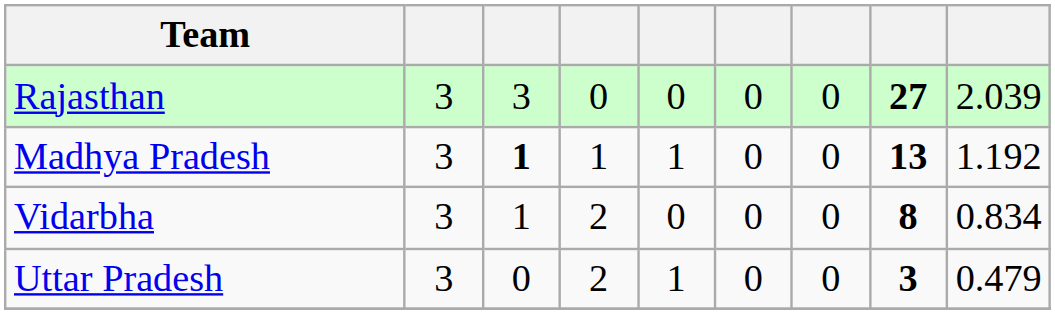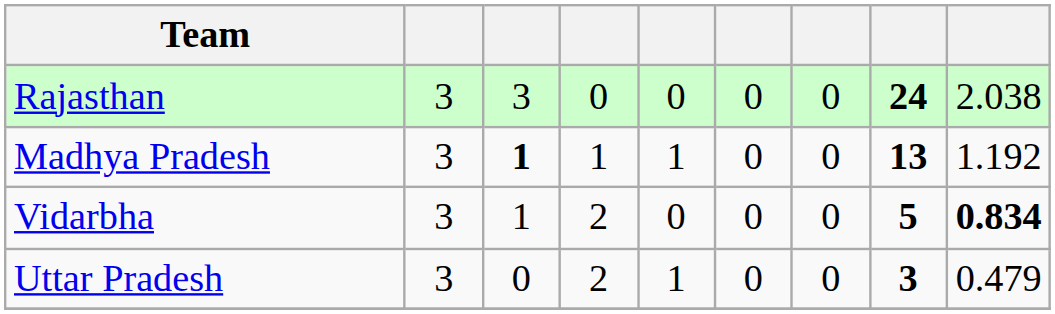(908, 95) 27 -> (908, 95) 24
(999, 95) 2.039 -> (999, 95) 2.038
(908, 216) 8 -> (908, 216) 5
(999, 216) normal -> (999, 216) bold
